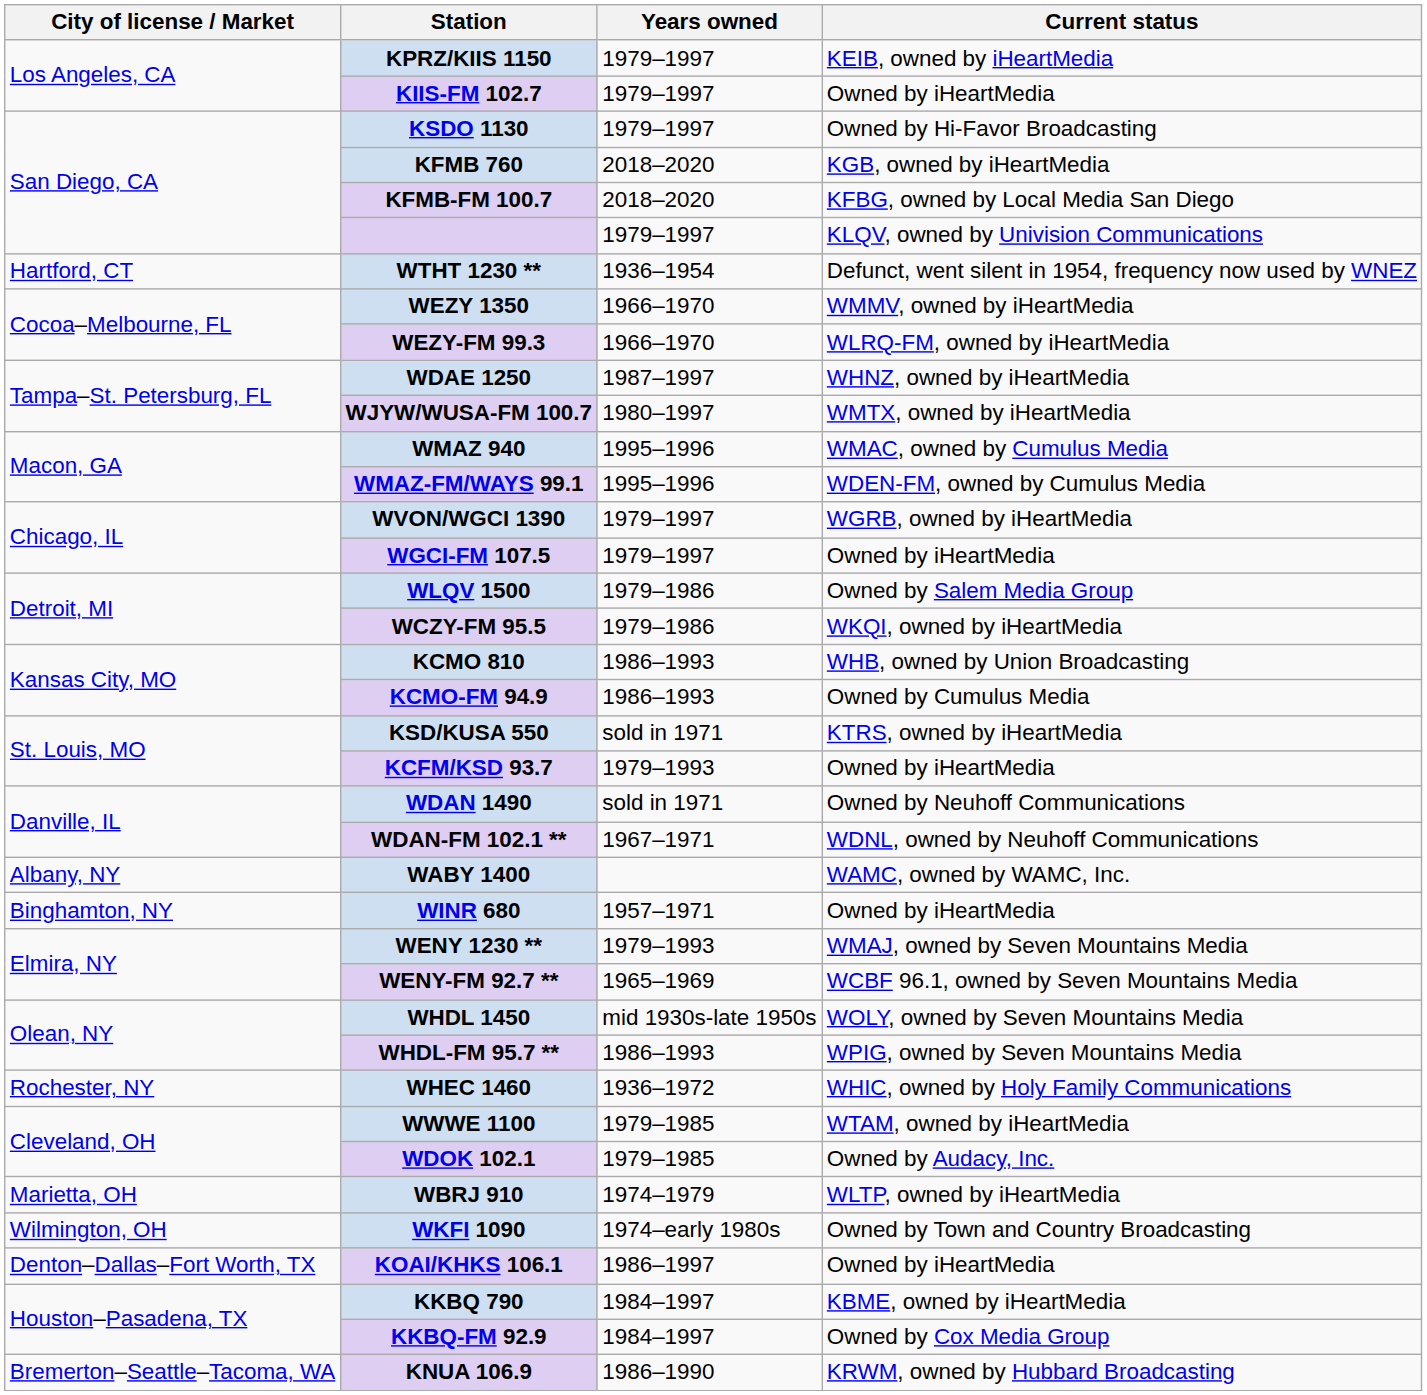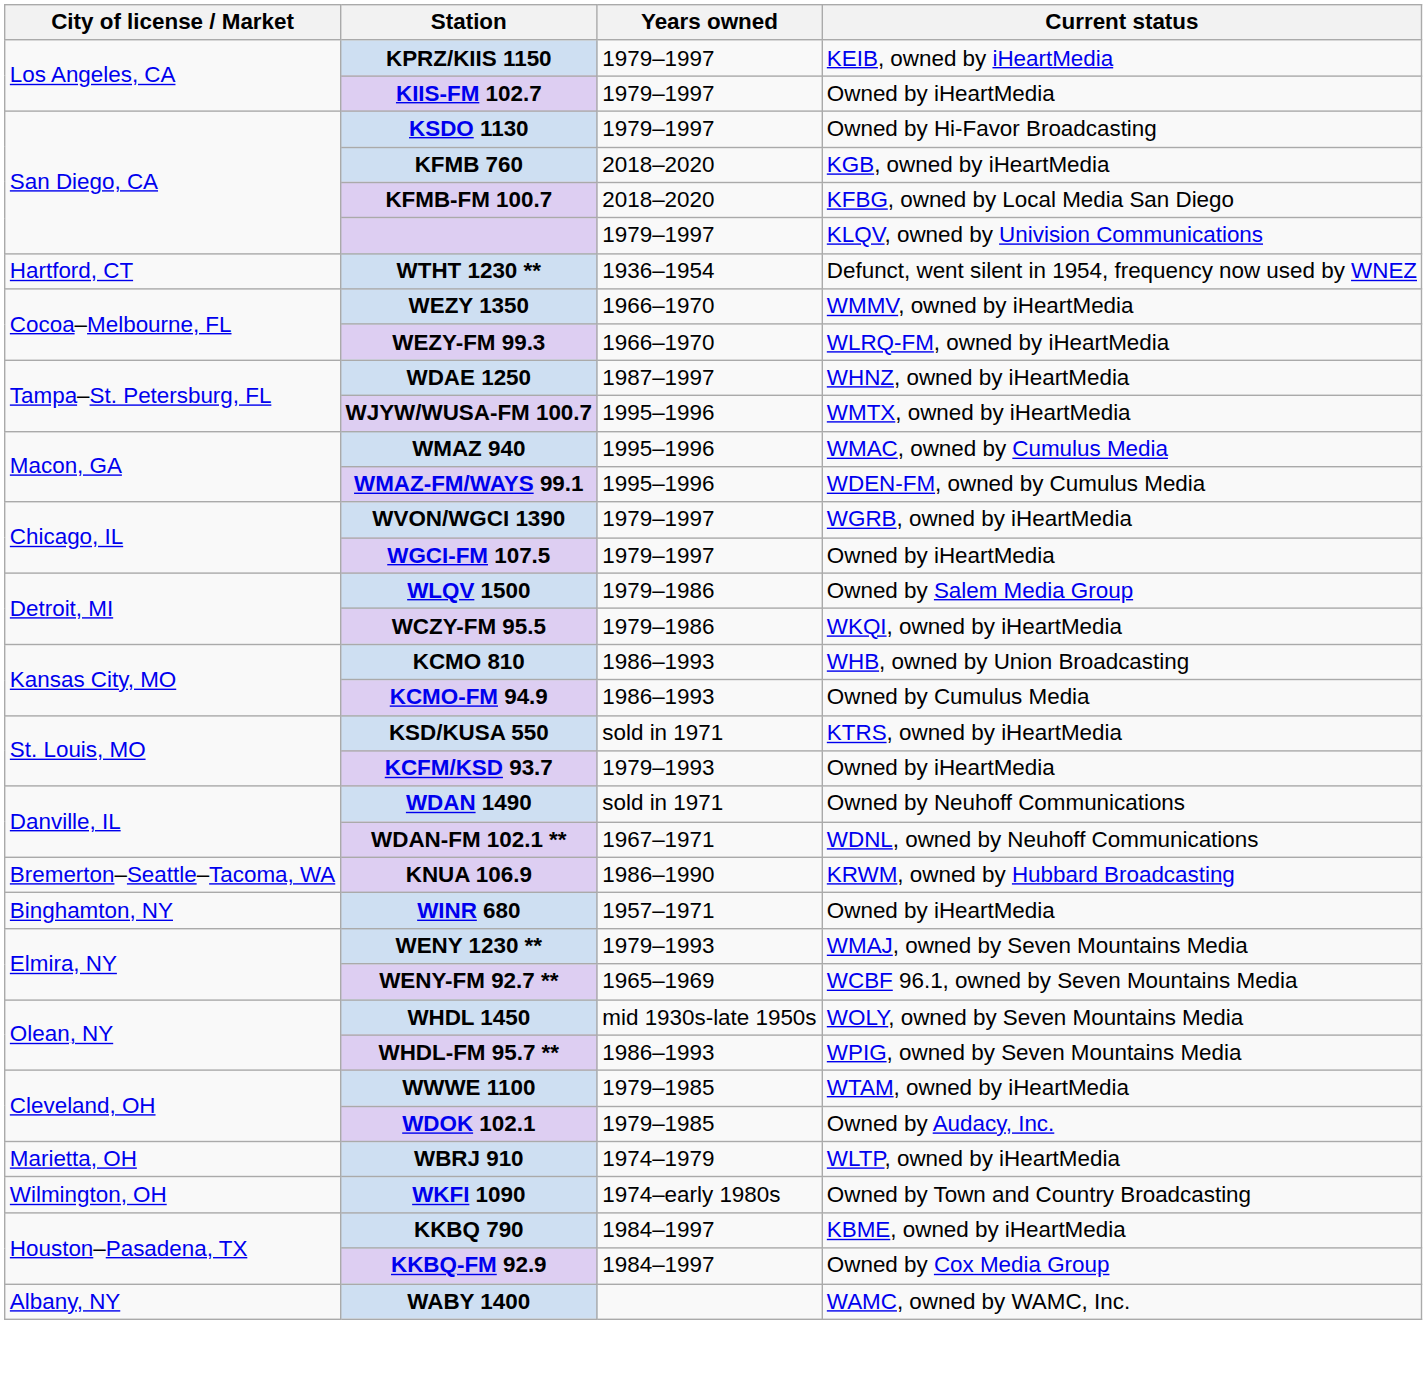(658, 413) 1980–1997 -> (658, 413) 1995–1996
rows swapped: (469, 874) <-> (469, 1372)
- row: (469, 1088)
- row: (469, 1265)
